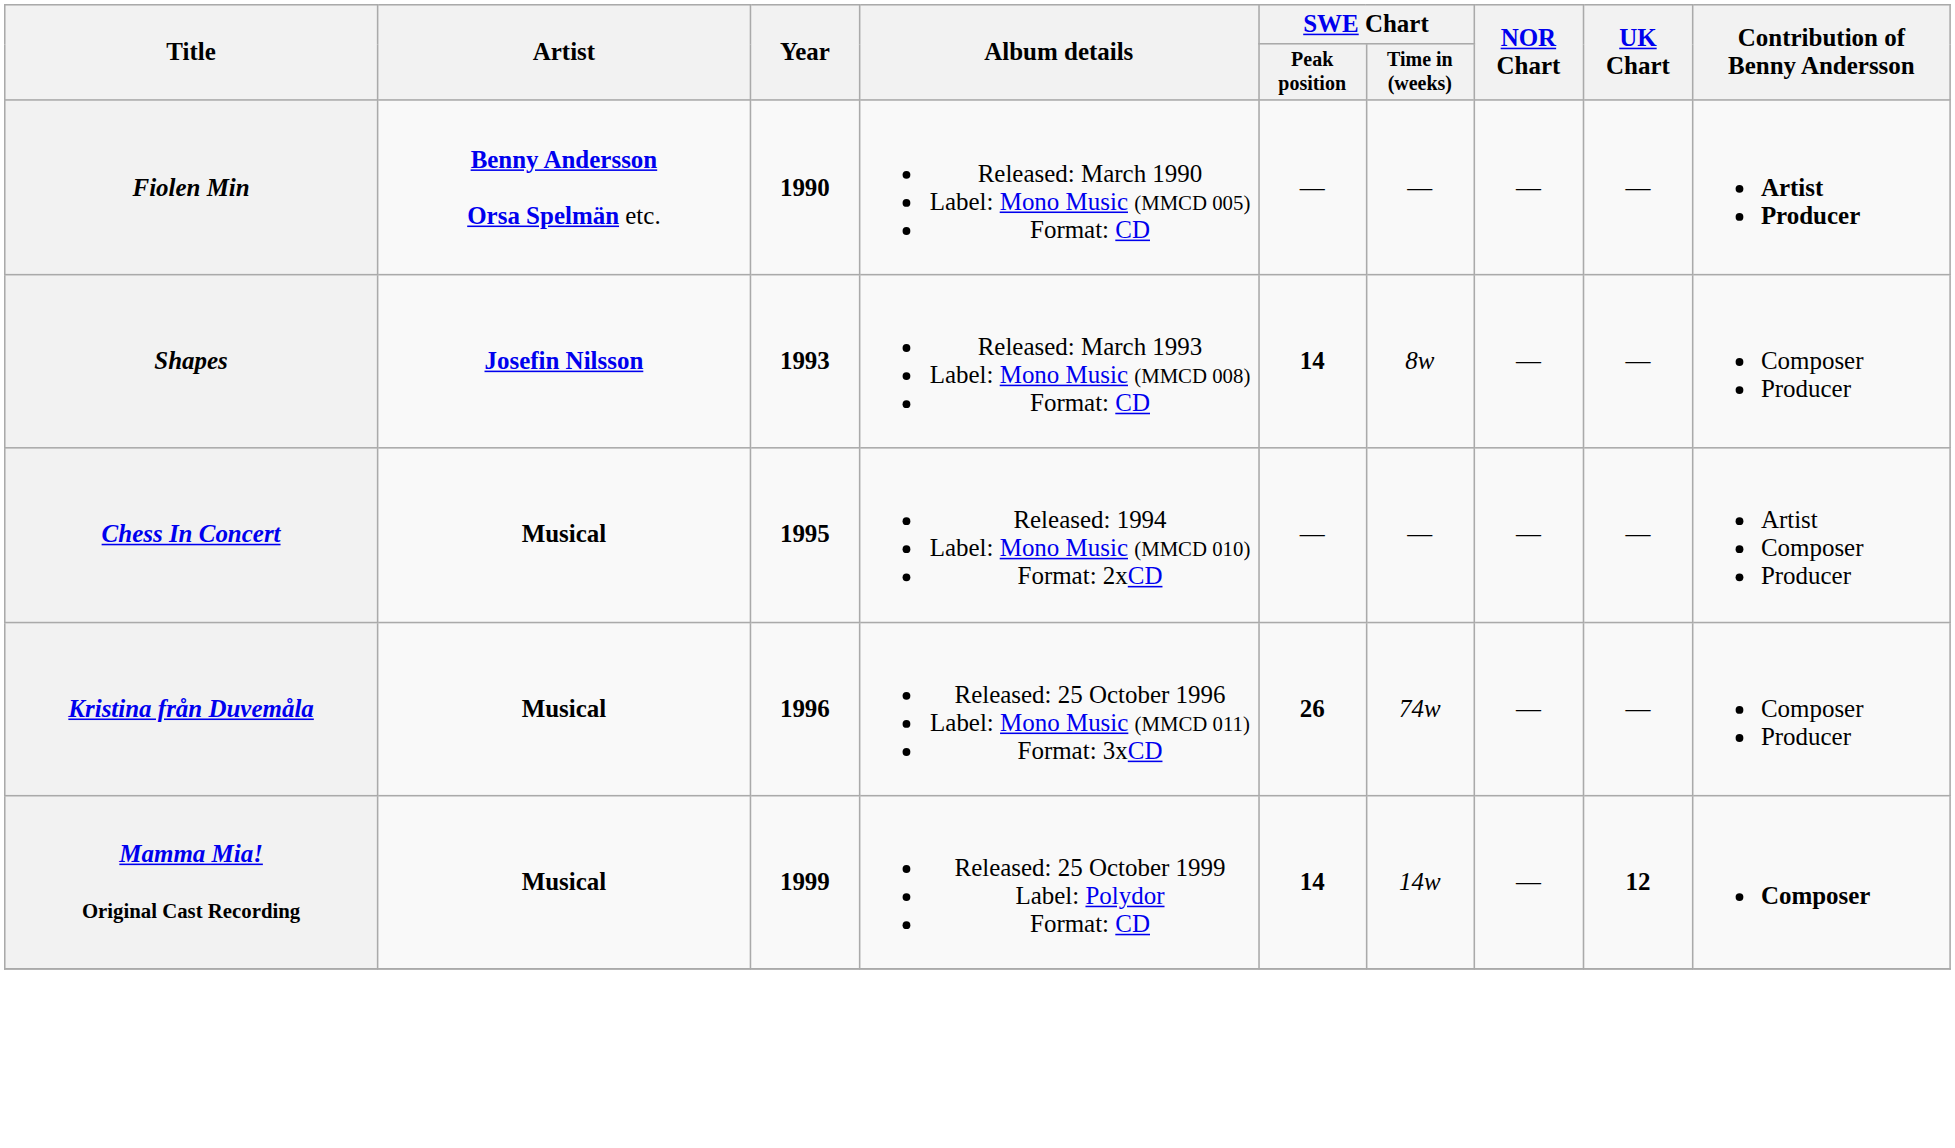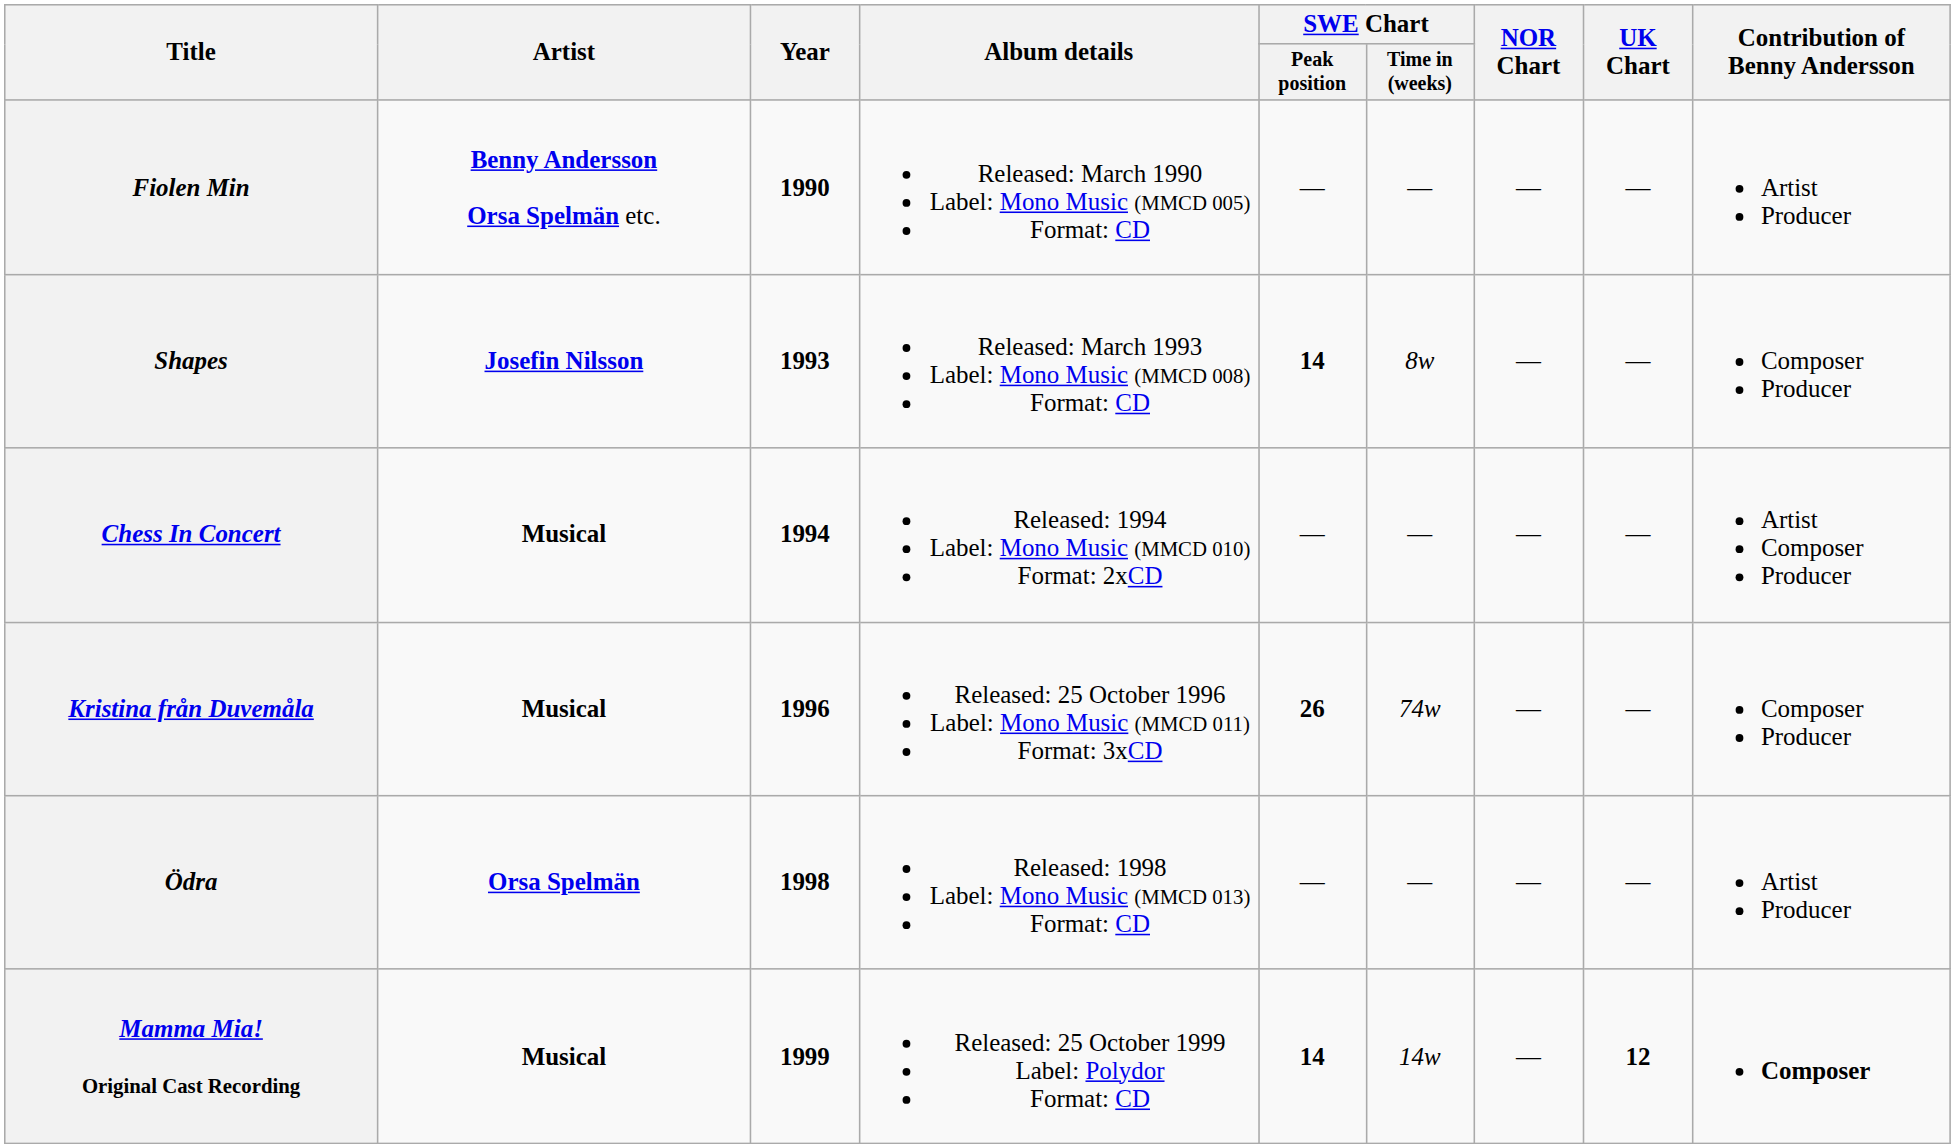(1821, 202) bold -> (1821, 202) normal
(805, 534) 1995 -> (805, 534) 1994
+ row: (191, 882)
